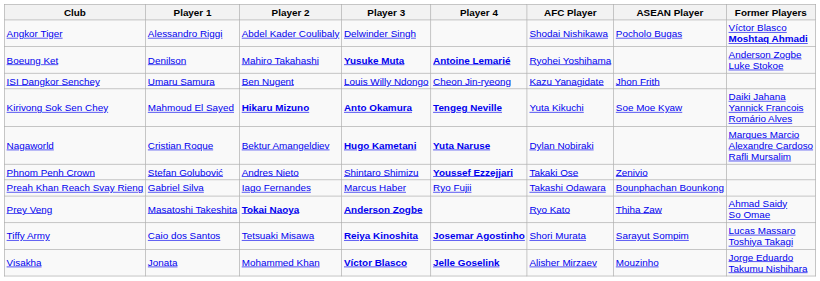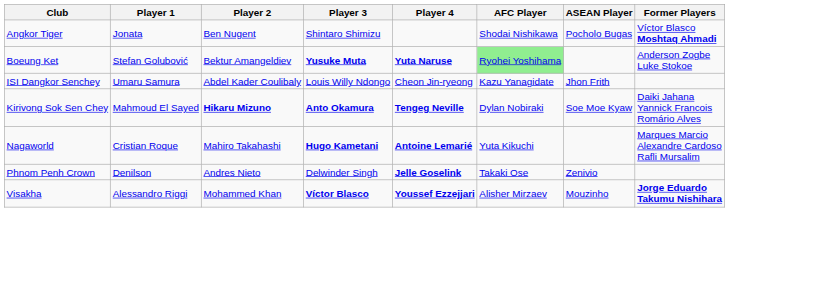(185, 33) Alessandro Riggi -> (128, 33) Jonata
(291, 33) Abdel Kader Coulibaly -> (230, 33) Ben Nugent
(380, 33) Delwinder Singh -> (343, 33) Shintaro Shimizu
(167, 60) Denilson -> (150, 60) Stefan Golubović
(280, 60) Mahiro Takahashi -> (247, 60) Bektur Amangeldiev
(472, 60) Antoine Lemarié -> (423, 60) Yuta Naruse
(570, 60) no background -> (520, 60) lightgreen background
(268, 81) Ben Nugent -> (252, 81) Abdel Kader Coulibaly
(557, 108) Yuta Kikuchi -> (511, 108) Dylan Nobiraki
(286, 146) Bektur Amangeldiev -> (242, 146) Mahiro Takahashi
(462, 146) Yuta Naruse -> (434, 146) Antoine Lemarié
(562, 146) Dylan Nobiraki -> (507, 146) Yuta Kikuchi
(185, 172) Stefan Golubović -> (132, 172) Denilson
(381, 172) Shintaro Shimizu -> (342, 172) Delwinder Singh
(473, 172) Youssef Ezzejjari -> (428, 172) Jelle Goselink
- row: (75, 188)
- row: (29, 209)
- row: (28, 236)
(163, 263) Jonata -> (150, 194) Alessandro Riggi
(466, 263) Jelle Goselink -> (435, 194) Youssef Ezzejjari
(768, 263) normal -> (680, 194) bold
